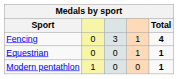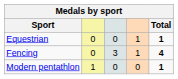rows swapped: (27, 53) <-> (22, 39)
